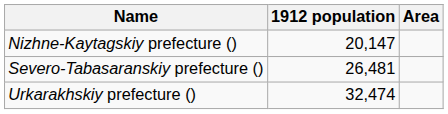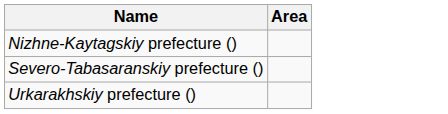- column: (333, 17)
